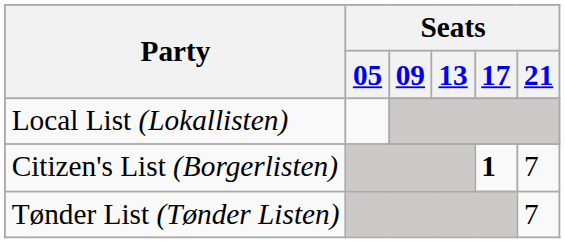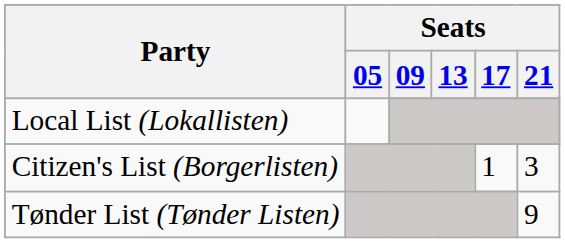(489, 167) bold -> (489, 167) normal
(531, 167) 7 -> (531, 167) 3
(531, 213) 7 -> (531, 213) 9
